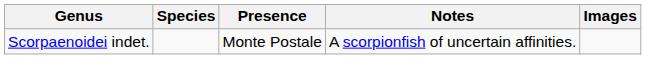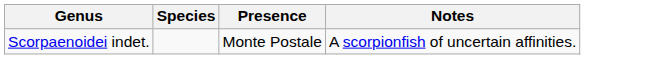- column: (610, 16)
